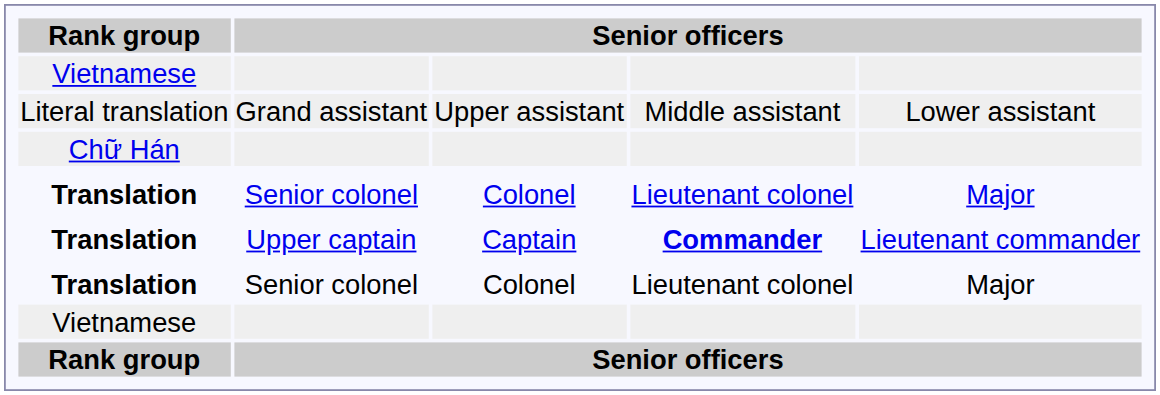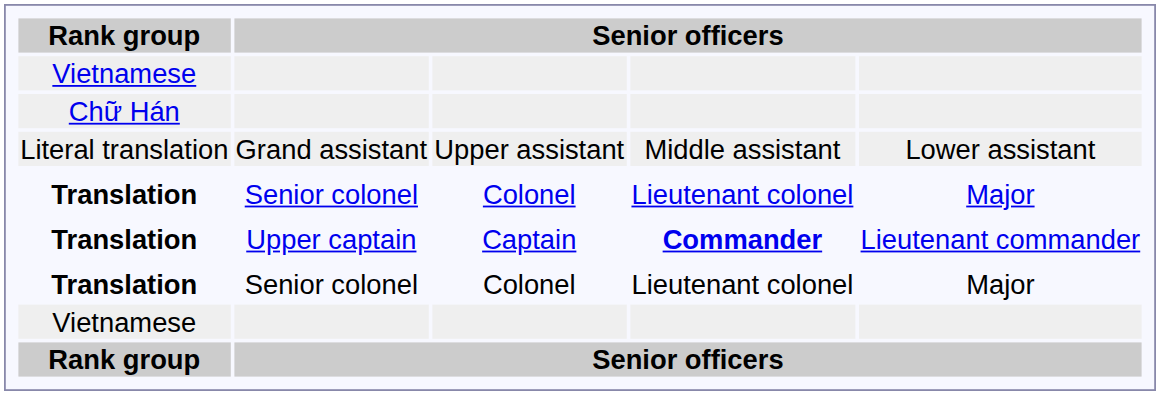rows swapped: (124, 149) <-> (124, 111)
